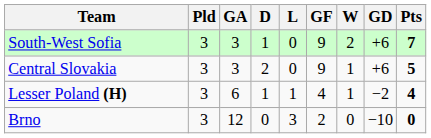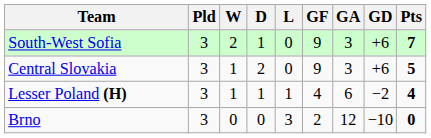columns swapped: (350, 17) <-> (235, 17)
